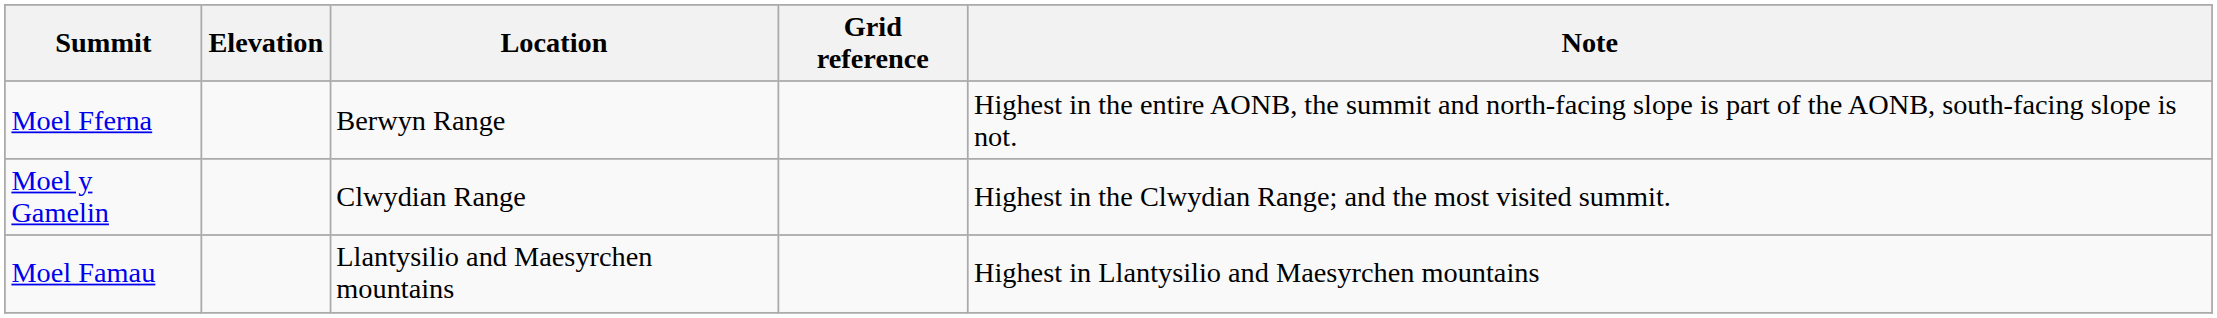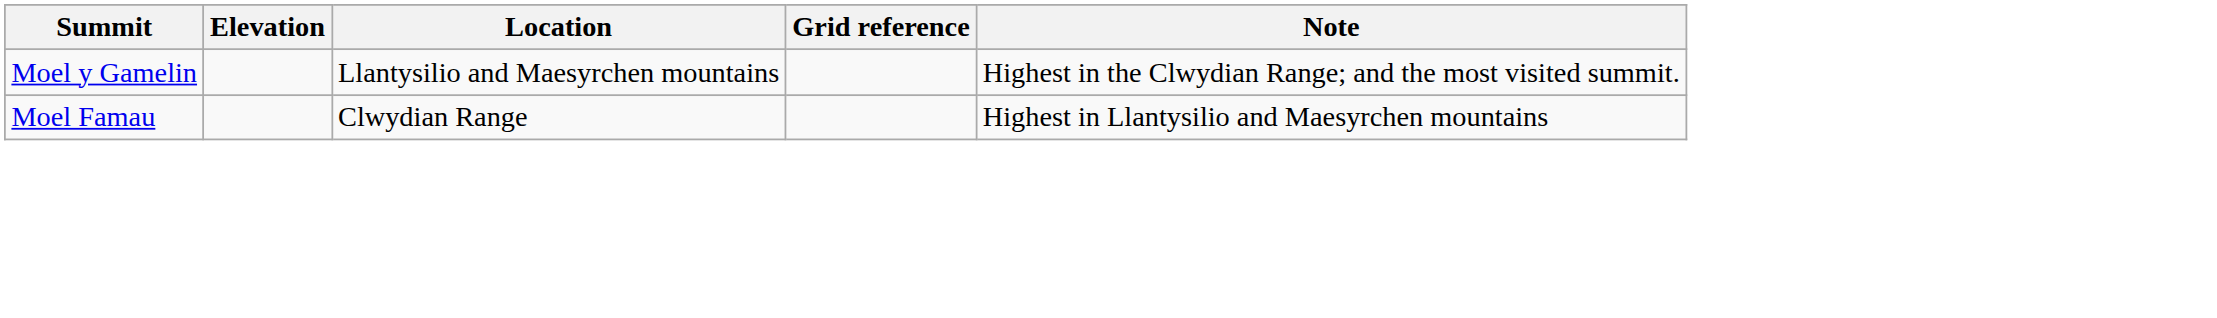- row: (82, 119)
(431, 196) Clwydian Range -> (559, 71) Llantysilio and Maesyrchen mountains
(494, 273) Llantysilio and Maesyrchen mountains -> (433, 116) Clwydian Range
